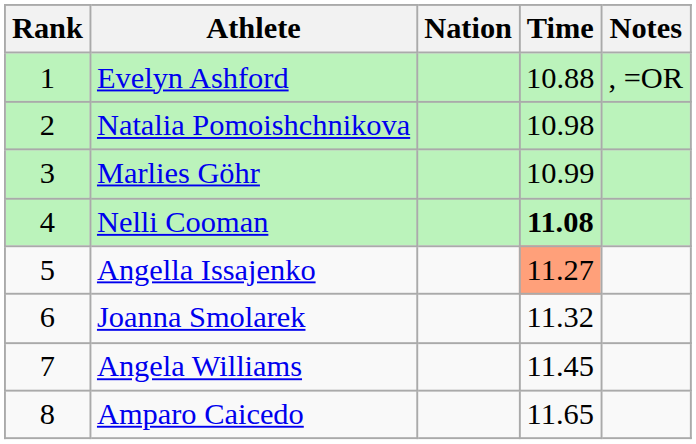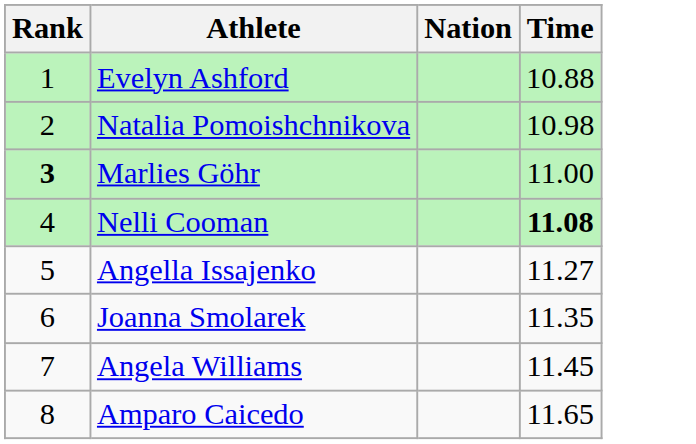- column: (646, 28)
(47, 173) normal -> (47, 173) bold
(560, 173) 10.99 -> (560, 173) 11.00
(560, 269) lightsalmon background -> (560, 269) no background
(560, 317) 11.32 -> (560, 317) 11.35
